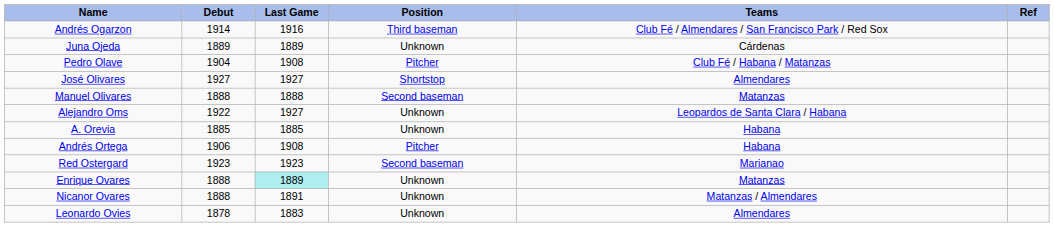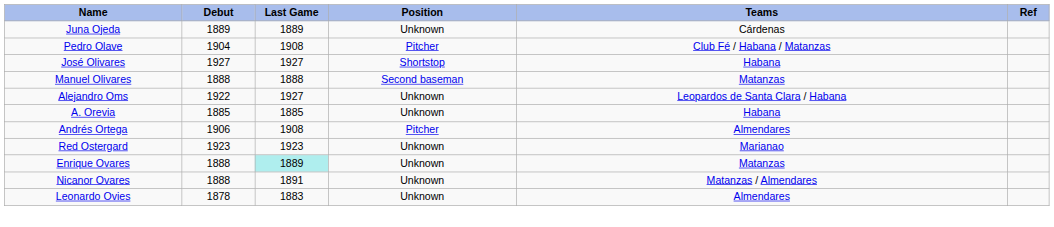- row: (93, 29)
(762, 79) Almendares -> (762, 63) Habana
(762, 146) Habana -> (762, 130) Almendares
(422, 163) Second baseman -> (422, 146) Unknown
